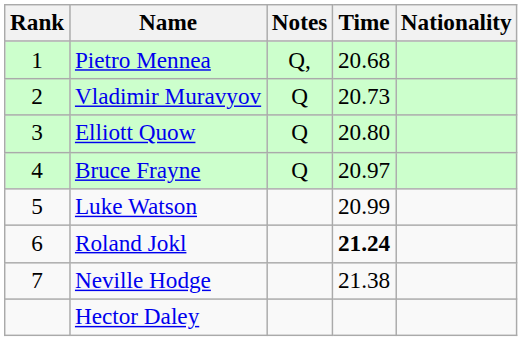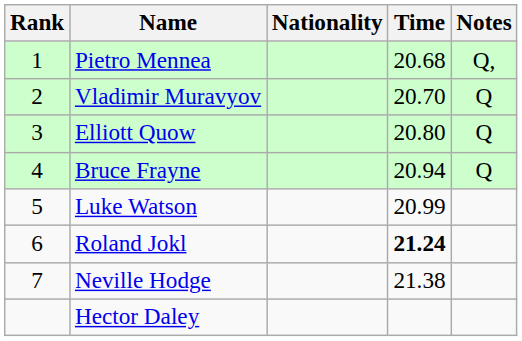columns swapped: (456, 22) <-> (300, 22)
(364, 96) 20.73 -> (419, 96) 20.70
(364, 170) 20.97 -> (419, 170) 20.94
